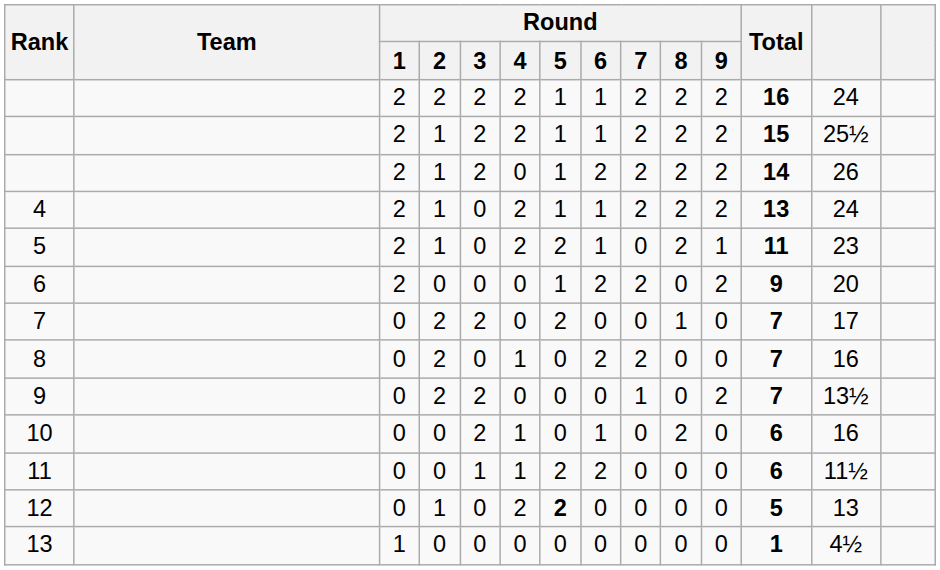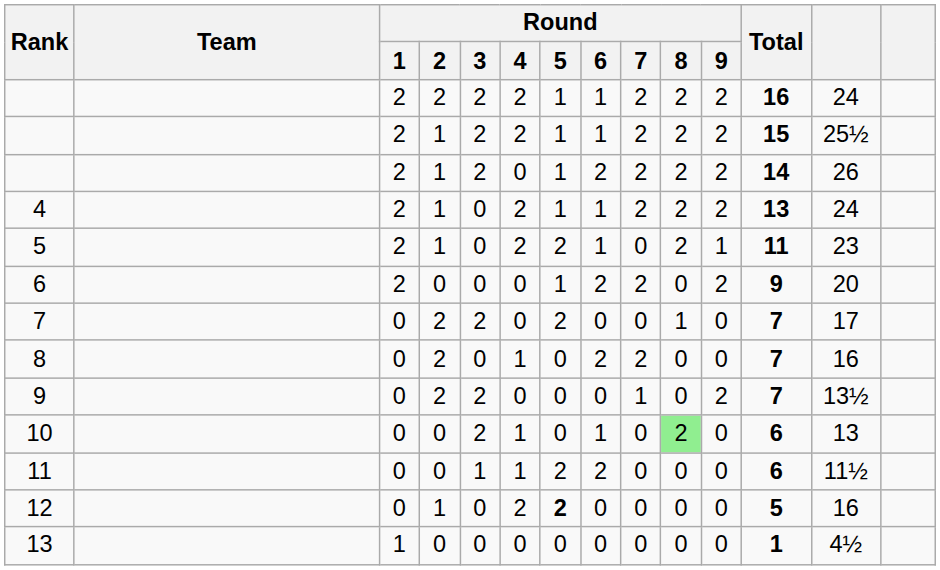(681, 433) no background -> (681, 433) lightgreen background
(846, 433) 16 -> (846, 433) 13
(846, 508) 13 -> (846, 508) 16
